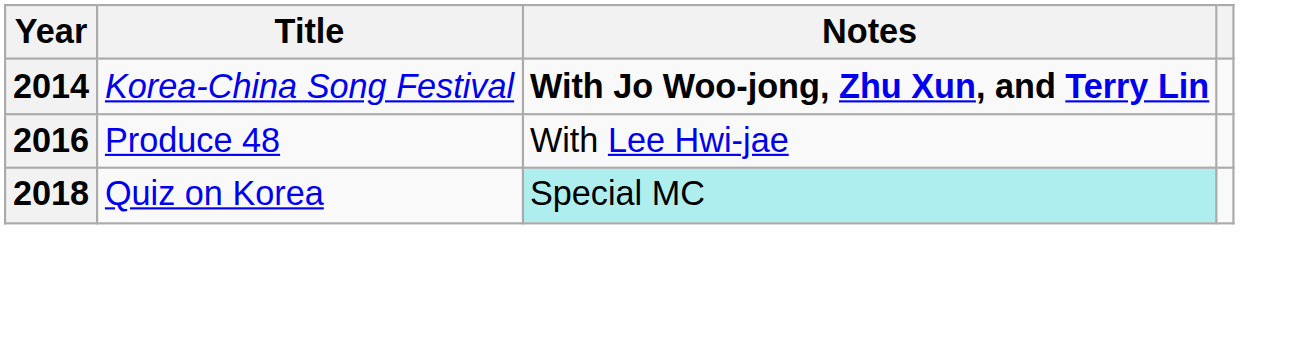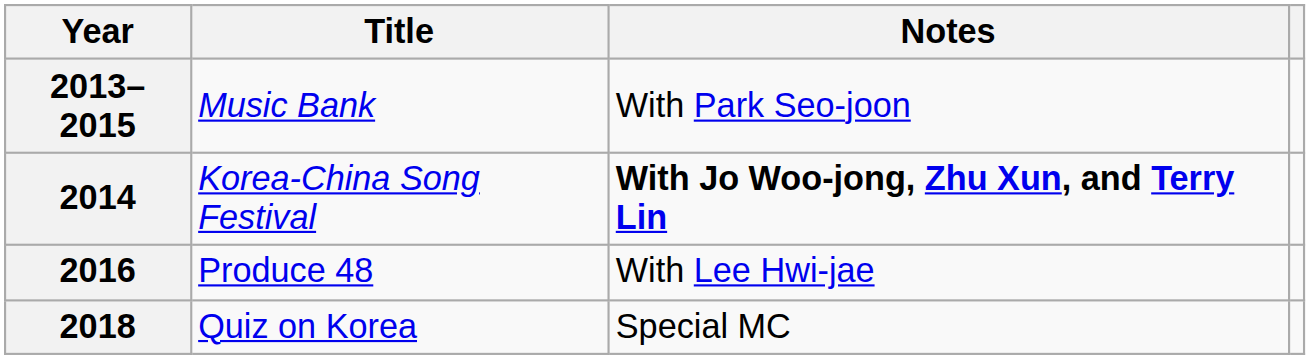+ row: (98, 105)
(617, 194) paleturquoise background -> (703, 325) no background
